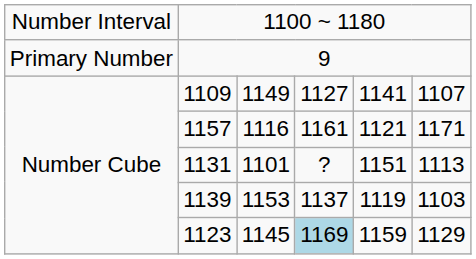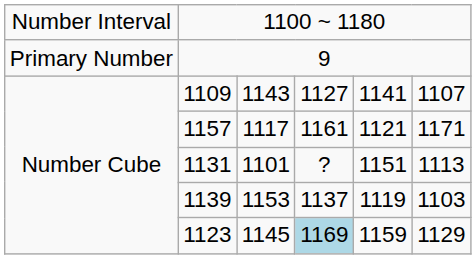(266, 93) 1149 -> (266, 93) 1143
(266, 128) 1116 -> (266, 128) 1117
